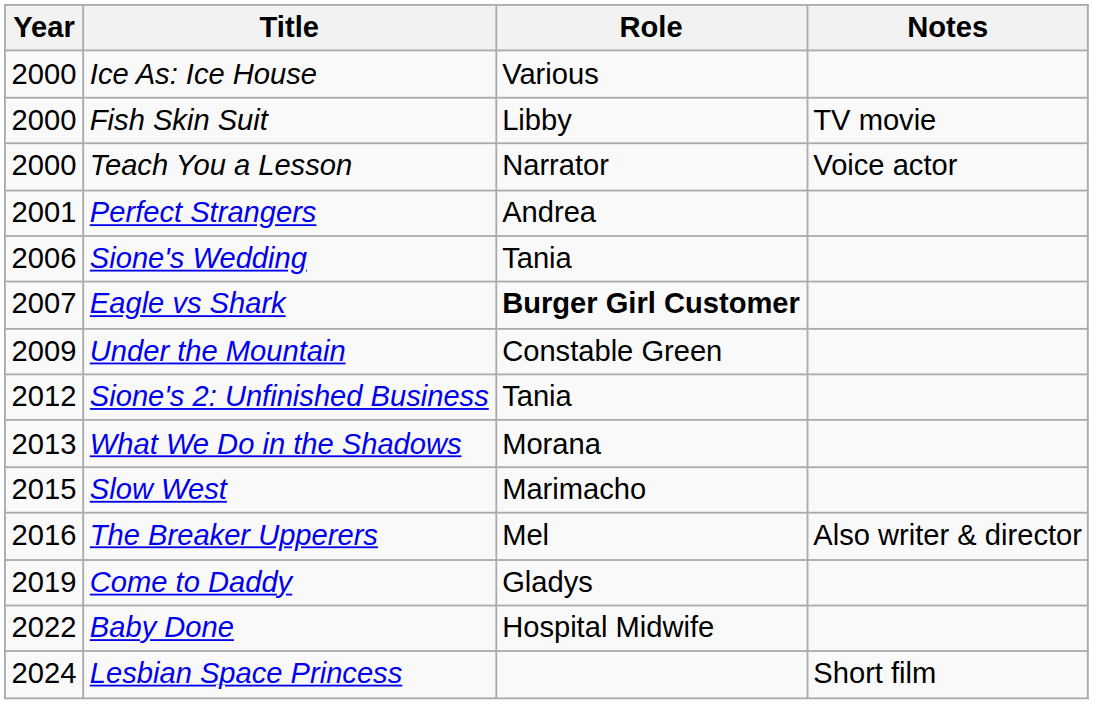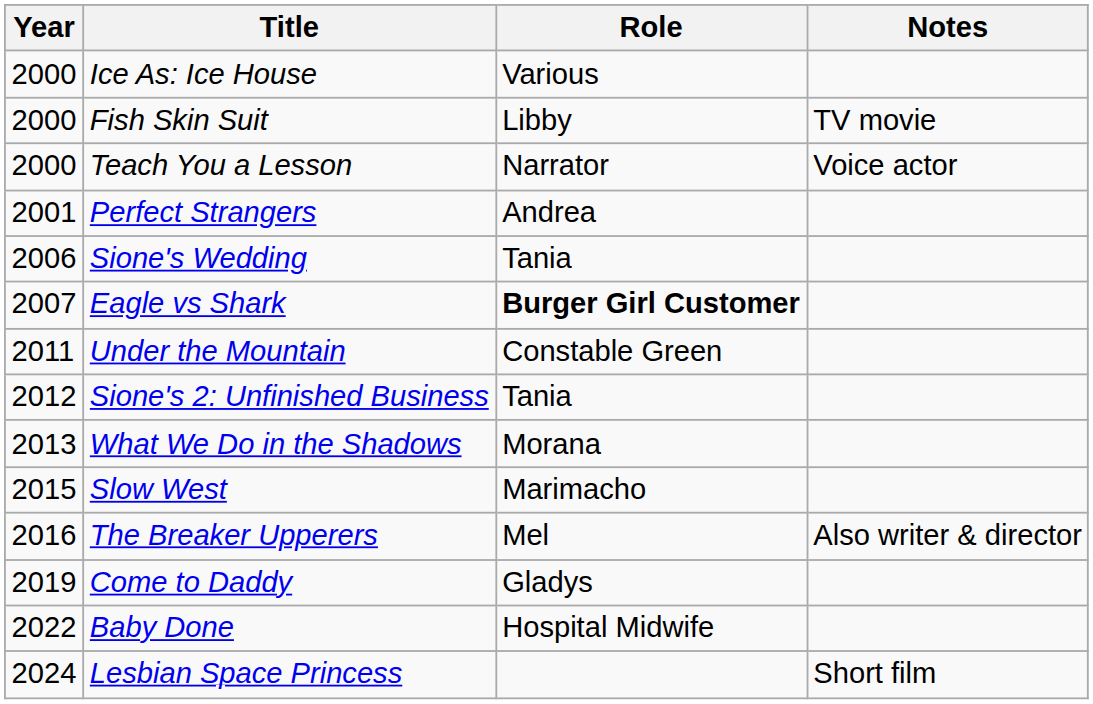(44, 350) 2009 -> (43, 350) 2011
